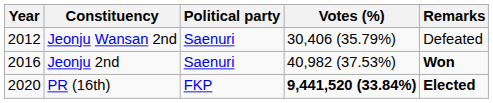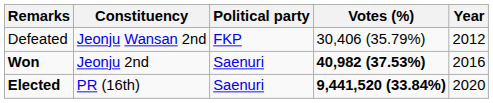columns swapped: (24, 16) <-> (454, 16)
(209, 39) Saenuri -> (228, 39) FKP
(341, 62) normal -> (371, 62) bold
(198, 86) FKP -> (239, 86) Saenuri
